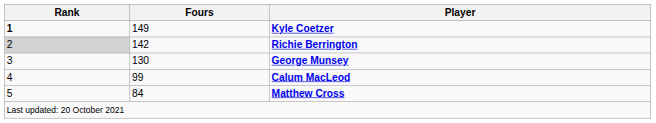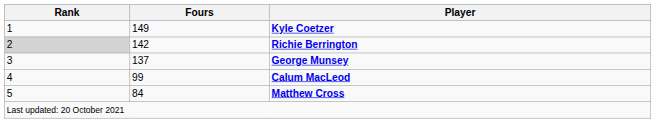(10, 28) bold -> (10, 28) normal
(141, 61) 130 -> (141, 61) 137
